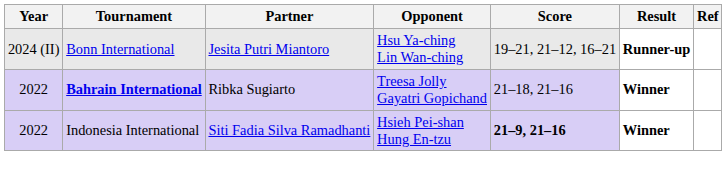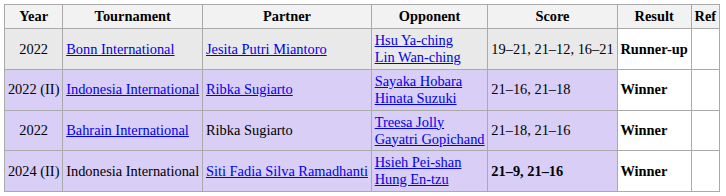(34, 49) 2024 (II) -> (34, 49) 2022
+ row: (418, 89)
(134, 89) bold -> (128, 130) normal
(34, 130) 2022 -> (34, 171) 2024 (II)
